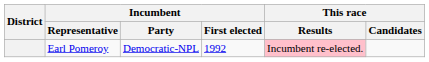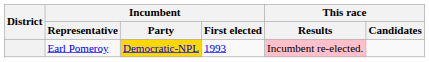(161, 48) no background -> (161, 48) gold background
(215, 48) 1992 -> (215, 48) 1993
